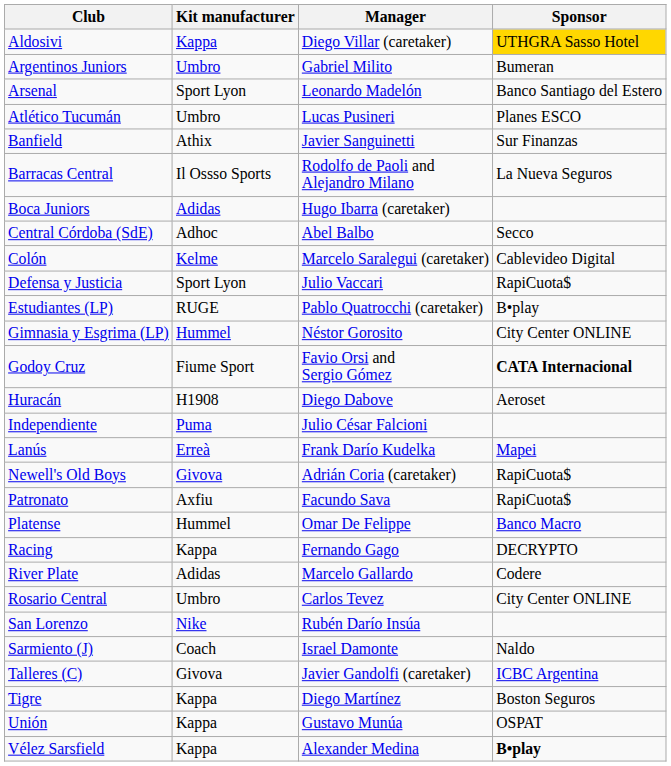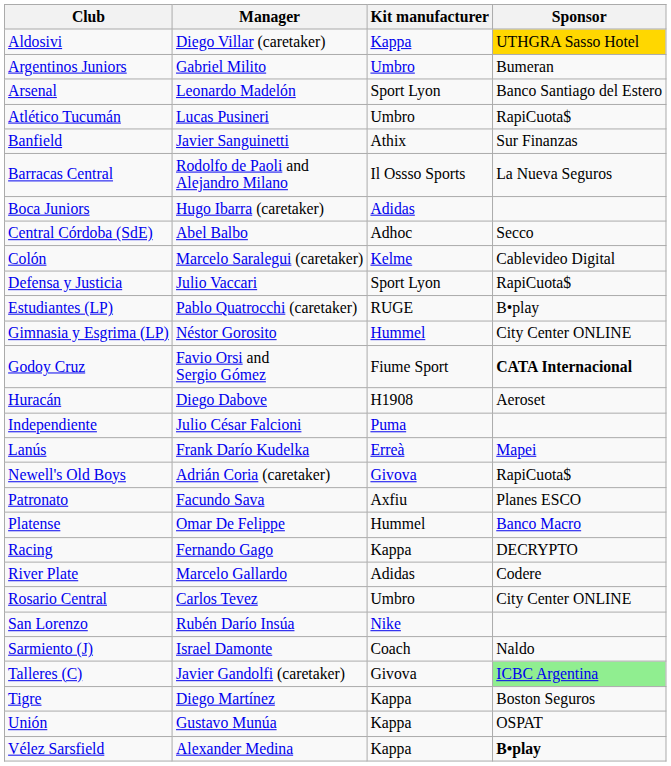columns swapped: (395, 16) <-> (235, 16)
(539, 116) Planes ESCO -> (534, 116) RapiCuota$
(534, 499) RapiCuota$ -> (539, 499) Planes ESCO
(547, 673) no background -> (547, 673) lightgreen background
